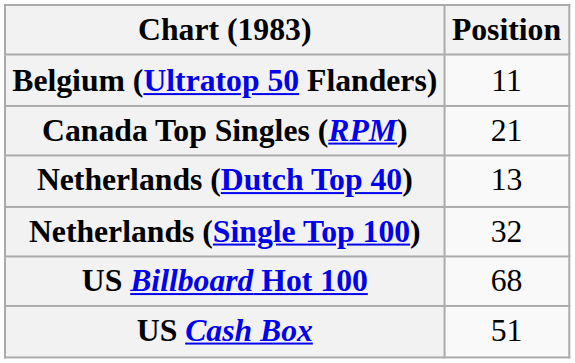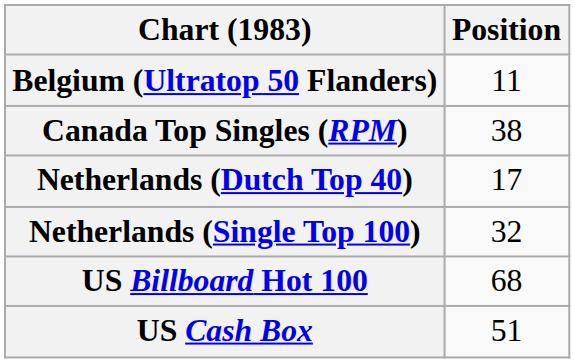(506, 130) 21 -> (506, 130) 38
(506, 180) 13 -> (506, 180) 17
